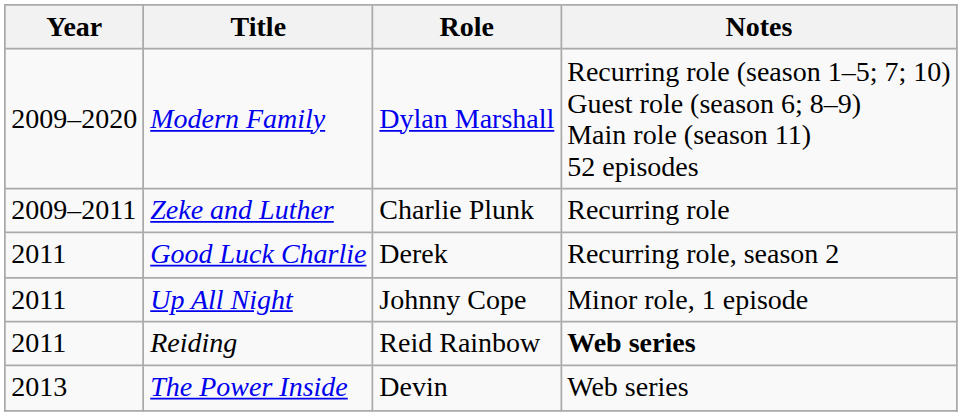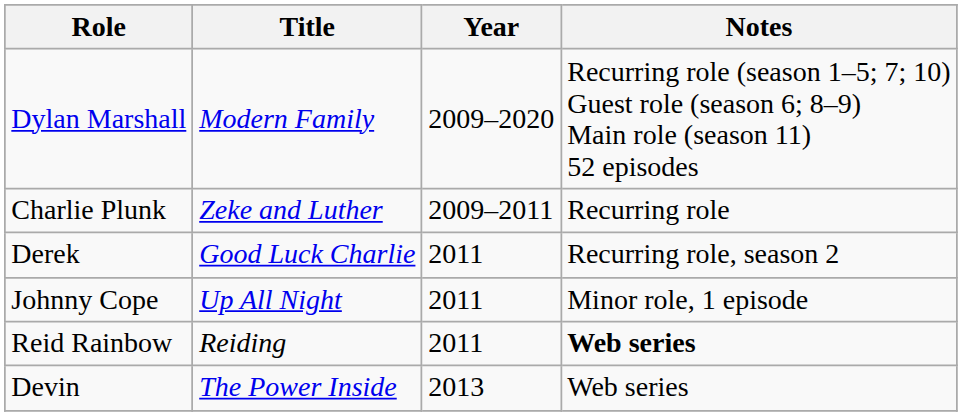columns swapped: (74, 26) <-> (467, 26)
